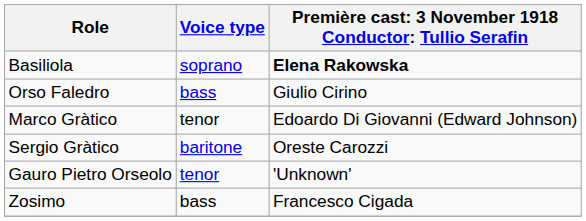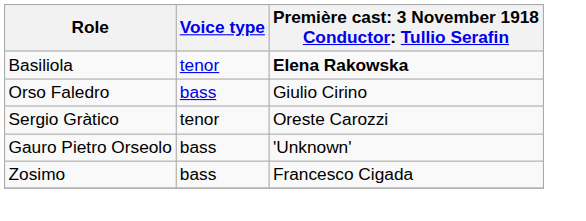(211, 65) soprano -> (199, 65) tenor
- row: (63, 119)
(211, 147) baritone -> (199, 119) tenor
(199, 174) tenor -> (198, 147) bass
